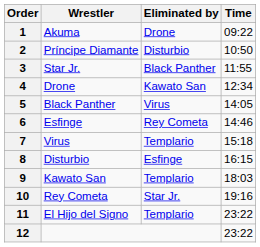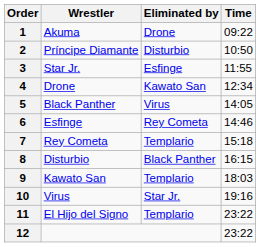(180, 68) Black Panther -> (163, 68) Esfinge
(57, 141) Virus -> (76, 141) Rey Cometa
(163, 159) Esfinge -> (180, 159) Black Panther
(76, 196) Rey Cometa -> (57, 196) Virus
